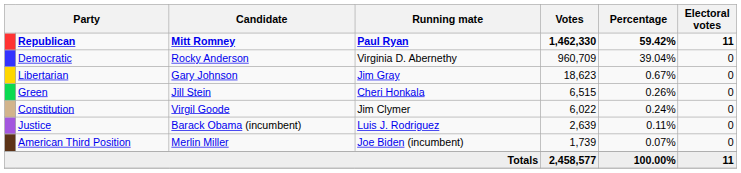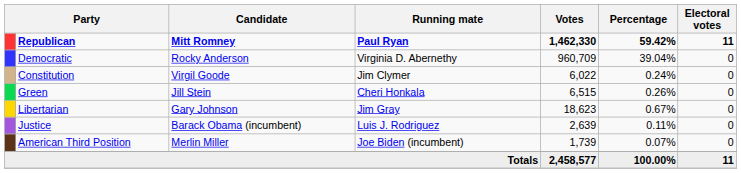rows swapped: (43, 75) <-> (46, 109)
